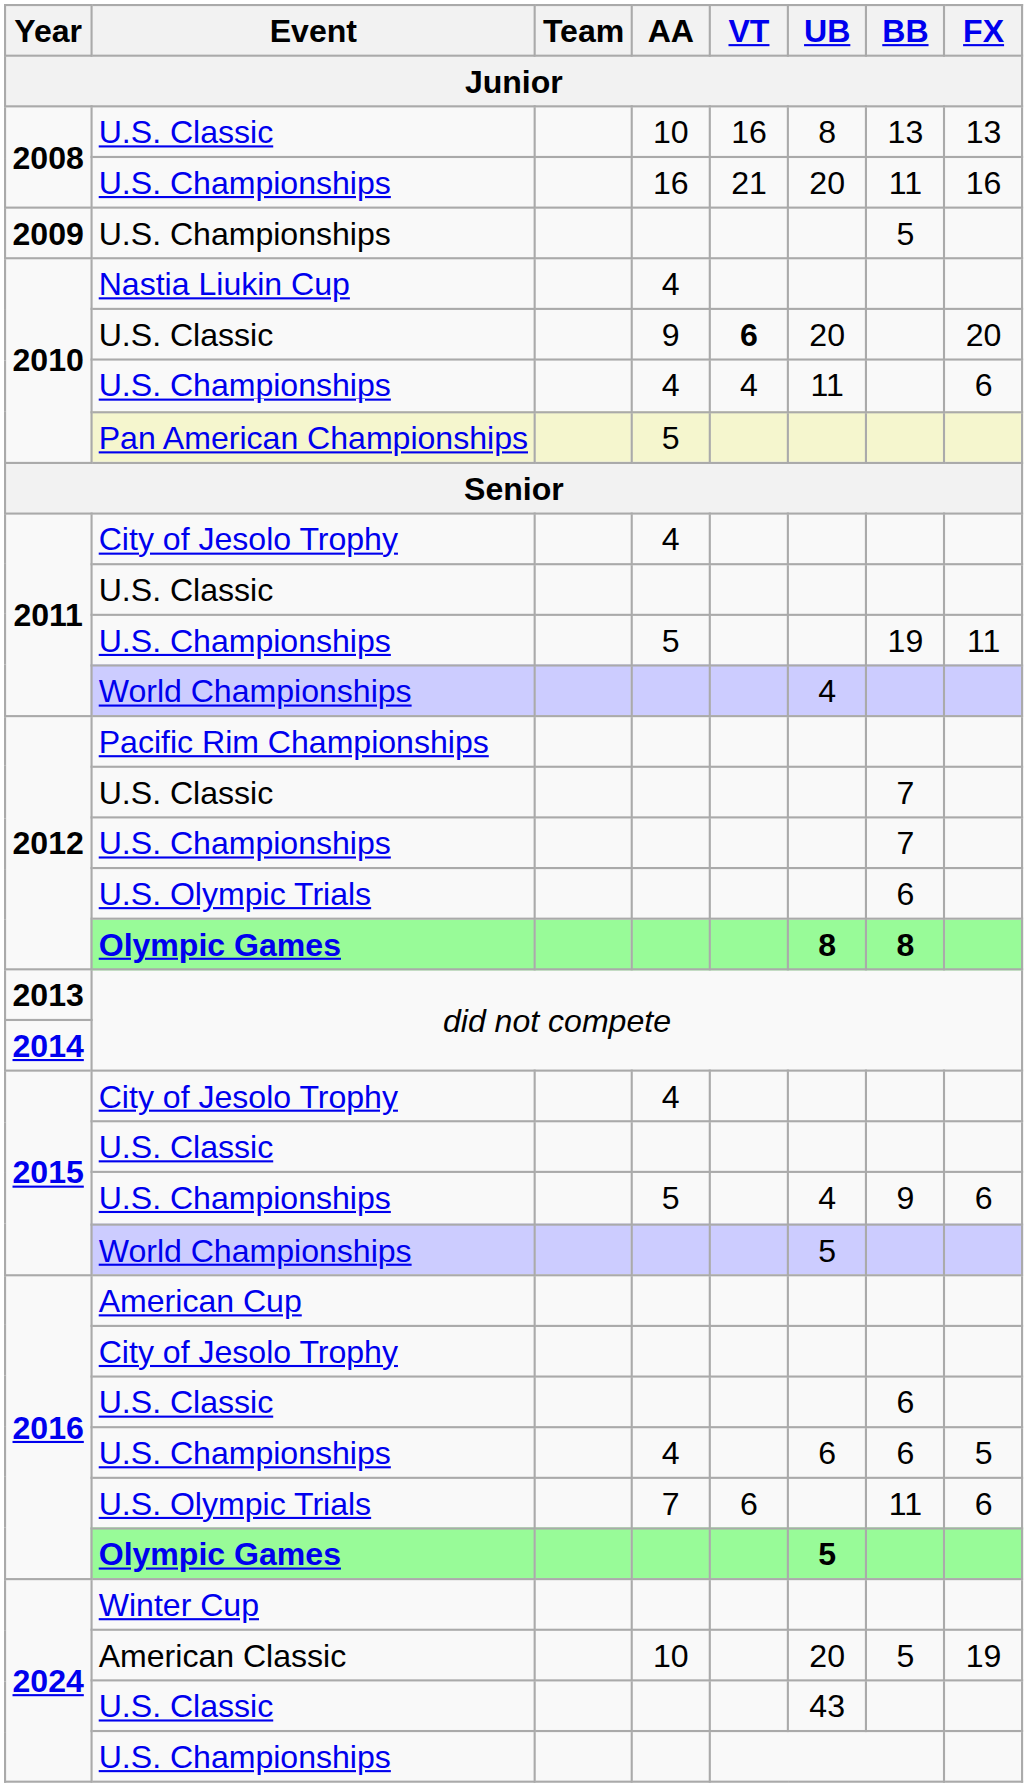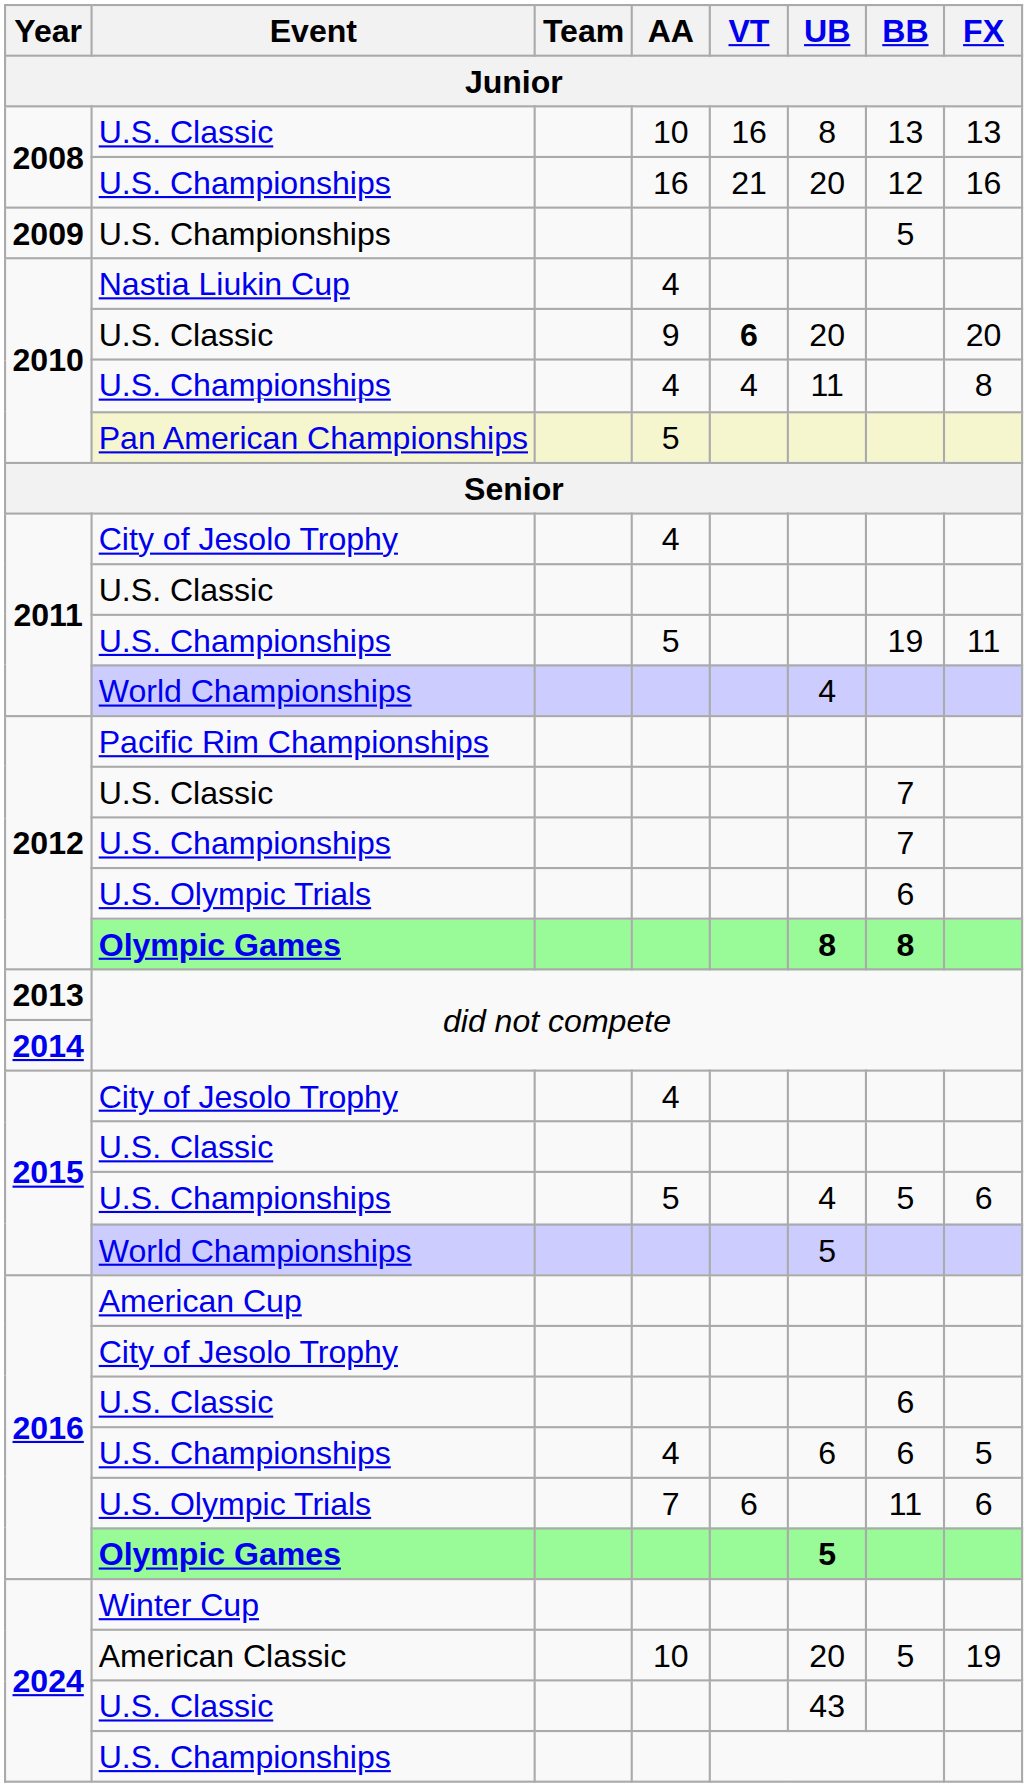(905, 183) 11 -> (905, 183) 12
(984, 386) 6 -> (984, 386) 8
(905, 1198) 9 -> (905, 1198) 5
